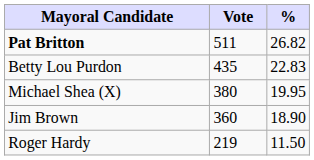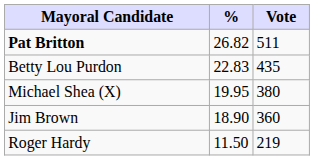columns swapped: (238, 17) <-> (288, 17)
